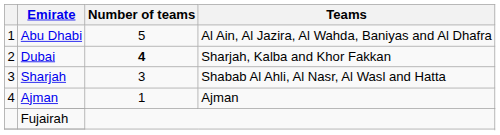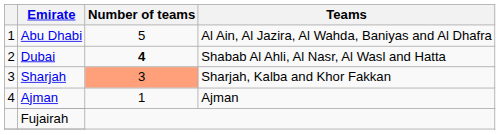(296, 56) Sharjah, Kalba and Khor Fakkan -> (324, 56) Shabab Al Ahli, Al Nasr, Al Wasl and Hatta
(142, 77) no background -> (142, 77) lightsalmon background
(324, 77) Shabab Al Ahli, Al Nasr, Al Wasl and Hatta -> (296, 77) Sharjah, Kalba and Khor Fakkan
